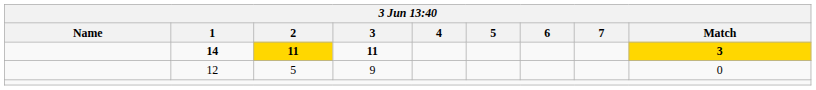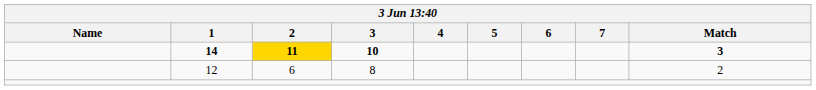(372, 51) 11 -> (372, 51) 10
(720, 51) gold background -> (720, 51) no background
(293, 70) 5 -> (292, 70) 6
(372, 70) 9 -> (372, 70) 8
(720, 70) 0 -> (720, 70) 2
